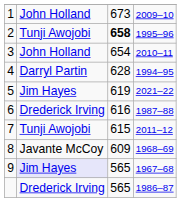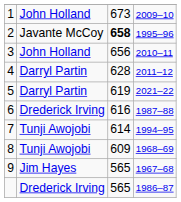(55, 33) Tunji Awojobi -> (61, 33) Javante McCoy
(120, 52) 654 -> (120, 52) 656
(155, 72) 1994–95 -> (154, 72) 2011–12
(48, 91) Jim Hayes -> (53, 91) Darryl Partin
(120, 129) 615 -> (120, 129) 614
(154, 130) 2011–12 -> (155, 130) 1994–95
(61, 149) Javante McCoy -> (55, 149) Tunji Awojobi
(48, 168) lavender background -> (48, 168) no background
